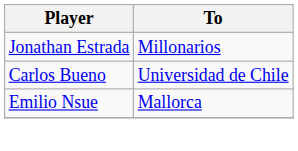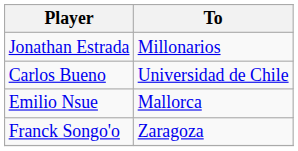+ row: (64, 131)
